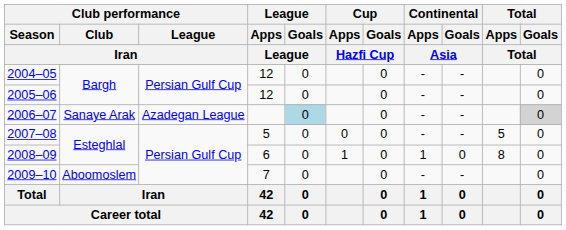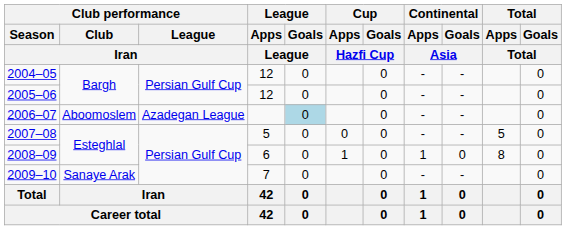(99, 114) Sanaye Arak -> (99, 114) Aboomoslem
(541, 114) lightgrey background -> (541, 114) no background
(99, 174) Aboomoslem -> (99, 174) Sanaye Arak
